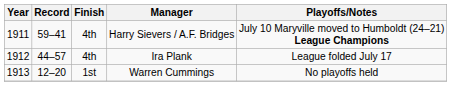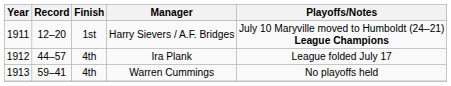(52, 34) 59–41 -> (52, 34) 12–20
(89, 34) 4th -> (89, 34) 1st
(52, 72) 12–20 -> (52, 72) 59–41
(89, 72) 1st -> (89, 72) 4th
